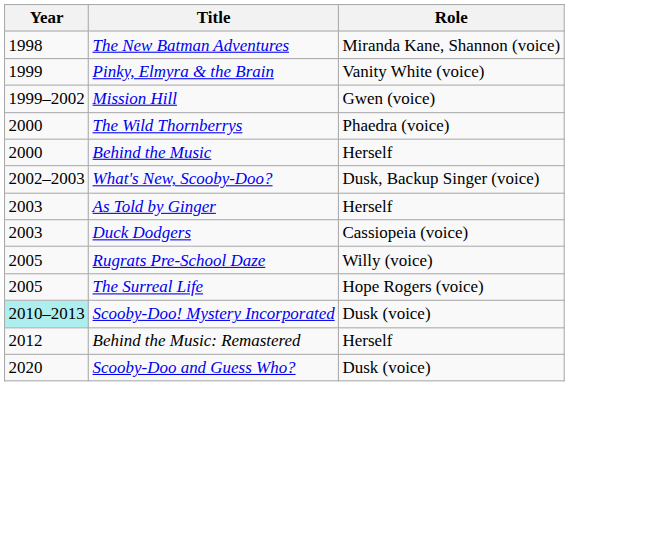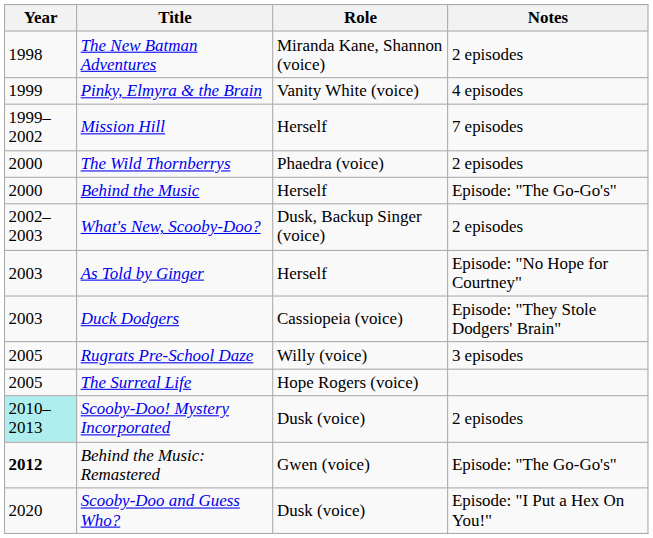+ column: (548, 17)
(389, 98) Gwen (voice) -> (302, 127) Herself
(25, 340) normal -> (25, 464) bold
(367, 340) Herself -> (323, 464) Gwen (voice)
